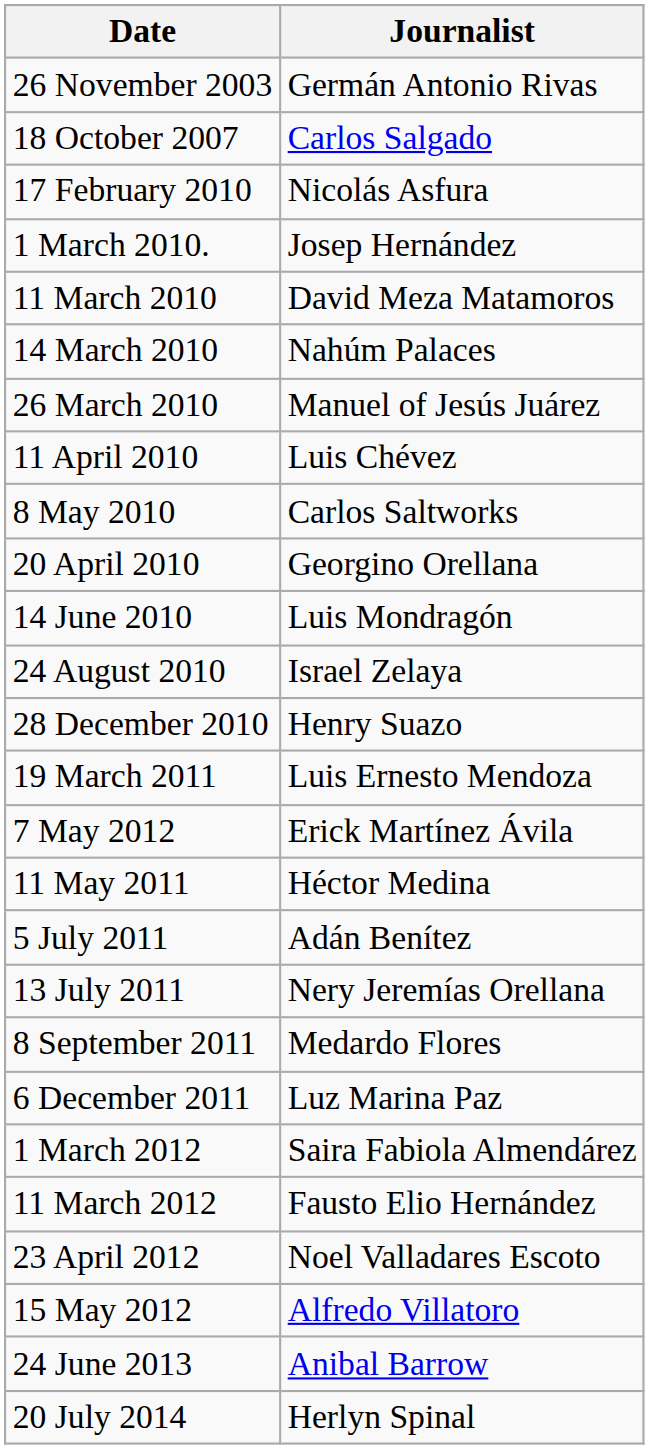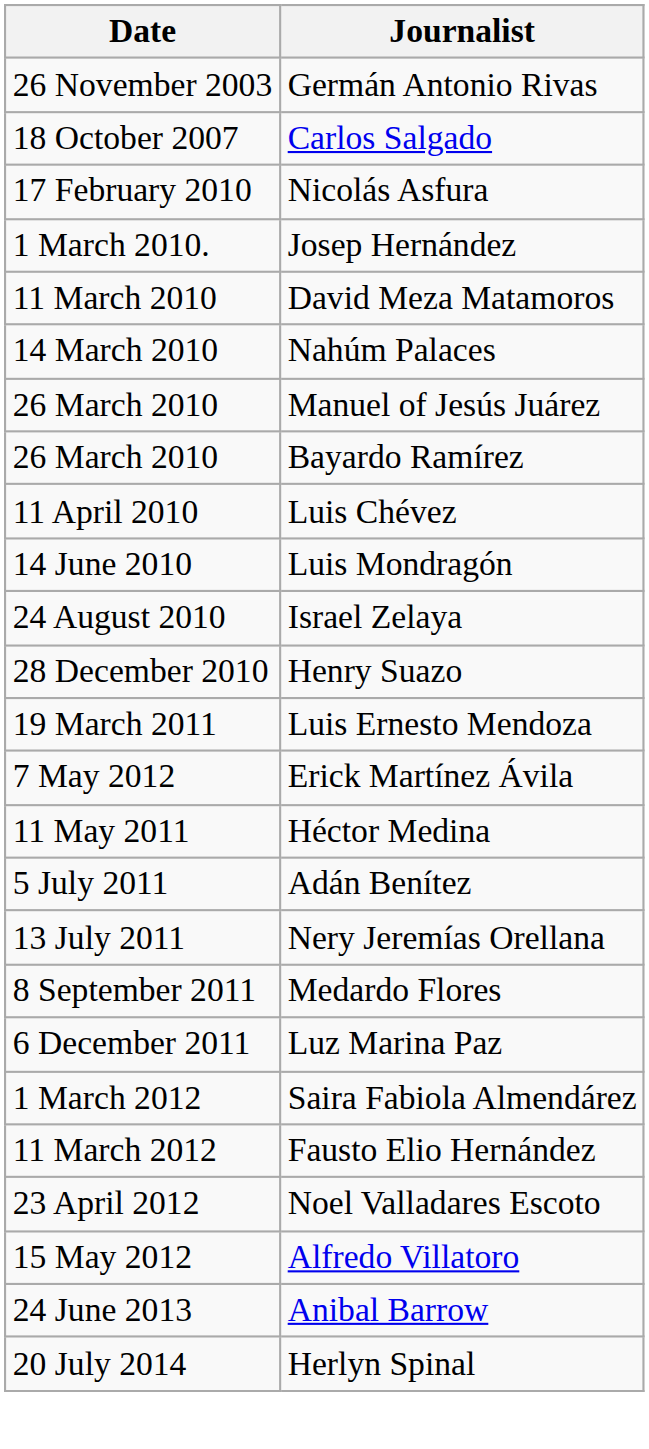+ row: (406, 457)
- row: (403, 510)
- row: (413, 564)
